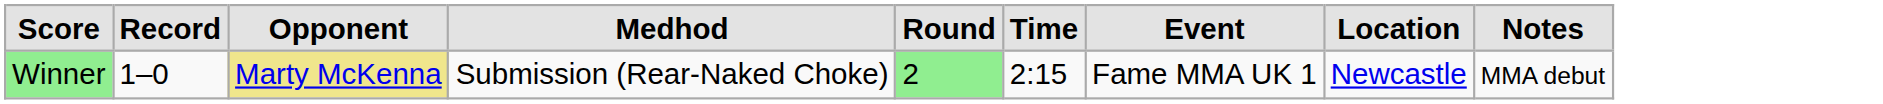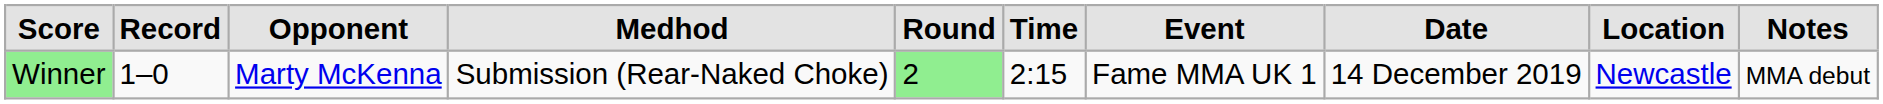+ column: (1456, 28)
(338, 74) khaki background -> (338, 74) no background
